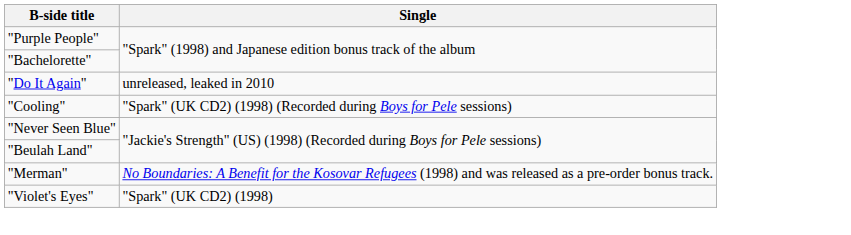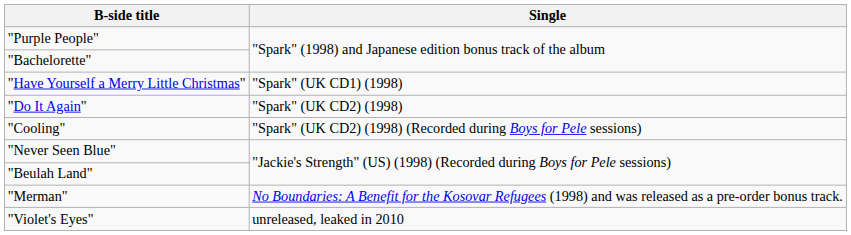+ row: (127, 83)
(198, 83) unreleased, leaked in 2010 -> (327, 106) "Spark" (UK CD2) (1998)
(198, 196) "Spark" (UK CD2) (1998) -> (328, 219) unreleased, leaked in 2010
